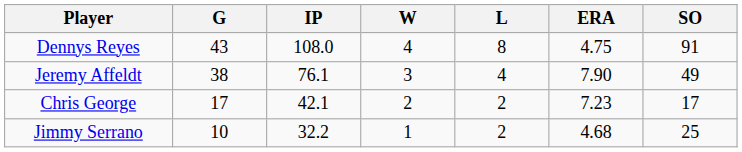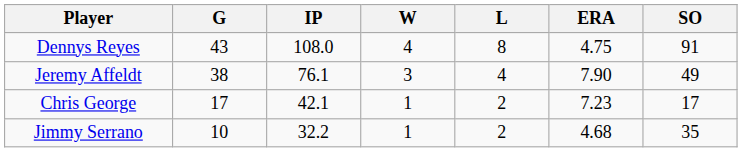(408, 103) 2 -> (408, 103) 1
(690, 132) 25 -> (690, 132) 35
